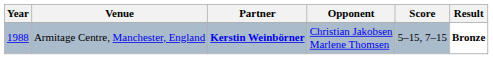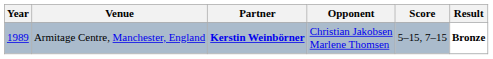(18, 38) 1988 -> (18, 38) 1989
